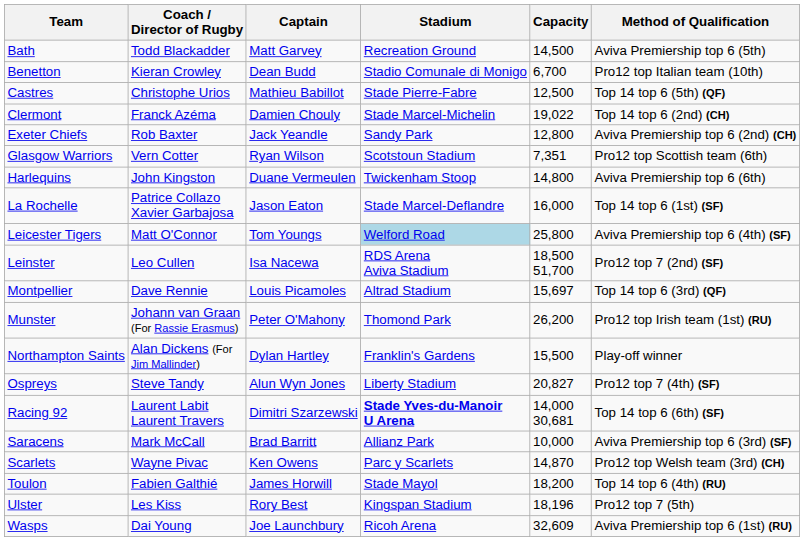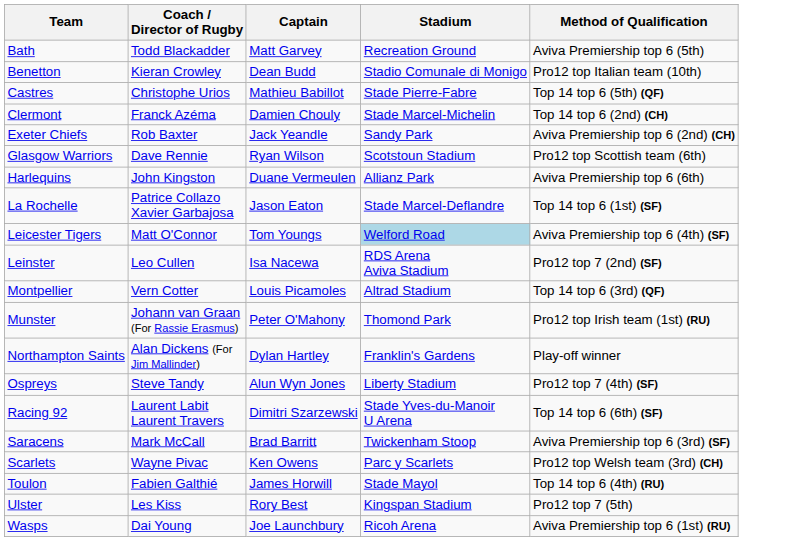- column: (561, 22)
(165, 156) Vern Cotter -> (169, 156) Dave Rennie
(420, 177) Twickenham Stoop -> (399, 177) Allianz Park
(169, 291) Dave Rennie -> (165, 291) Vern Cotter
(433, 413) bold -> (429, 413) normal
(399, 441) Allianz Park -> (420, 441) Twickenham Stoop
